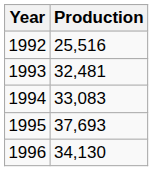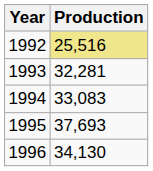(80, 44) no background -> (80, 44) khaki background
(80, 71) 32,481 -> (80, 71) 32,281
